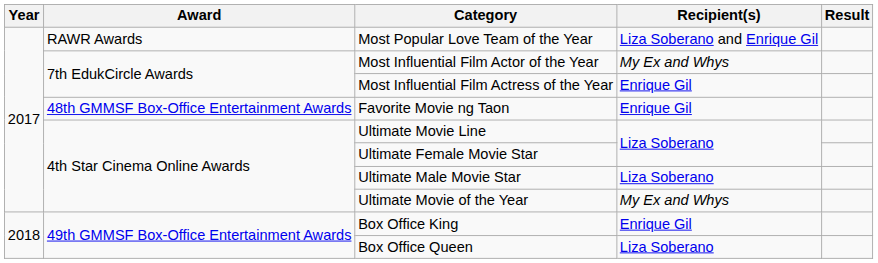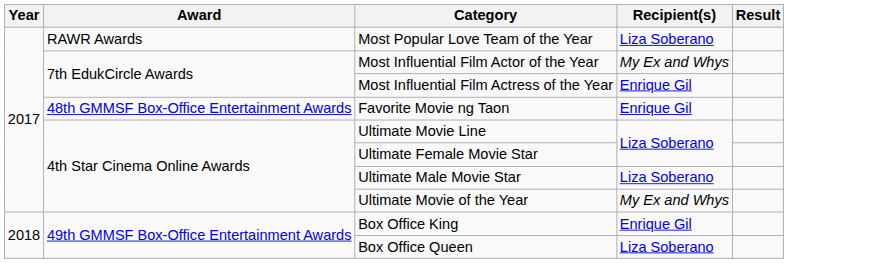(719, 39) Liza Soberano and Enrique Gil -> (667, 39) Liza Soberano
